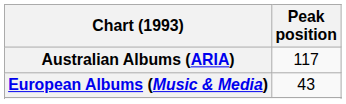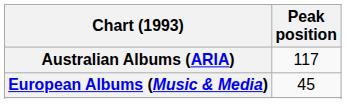(306, 85) 43 -> (306, 85) 45
